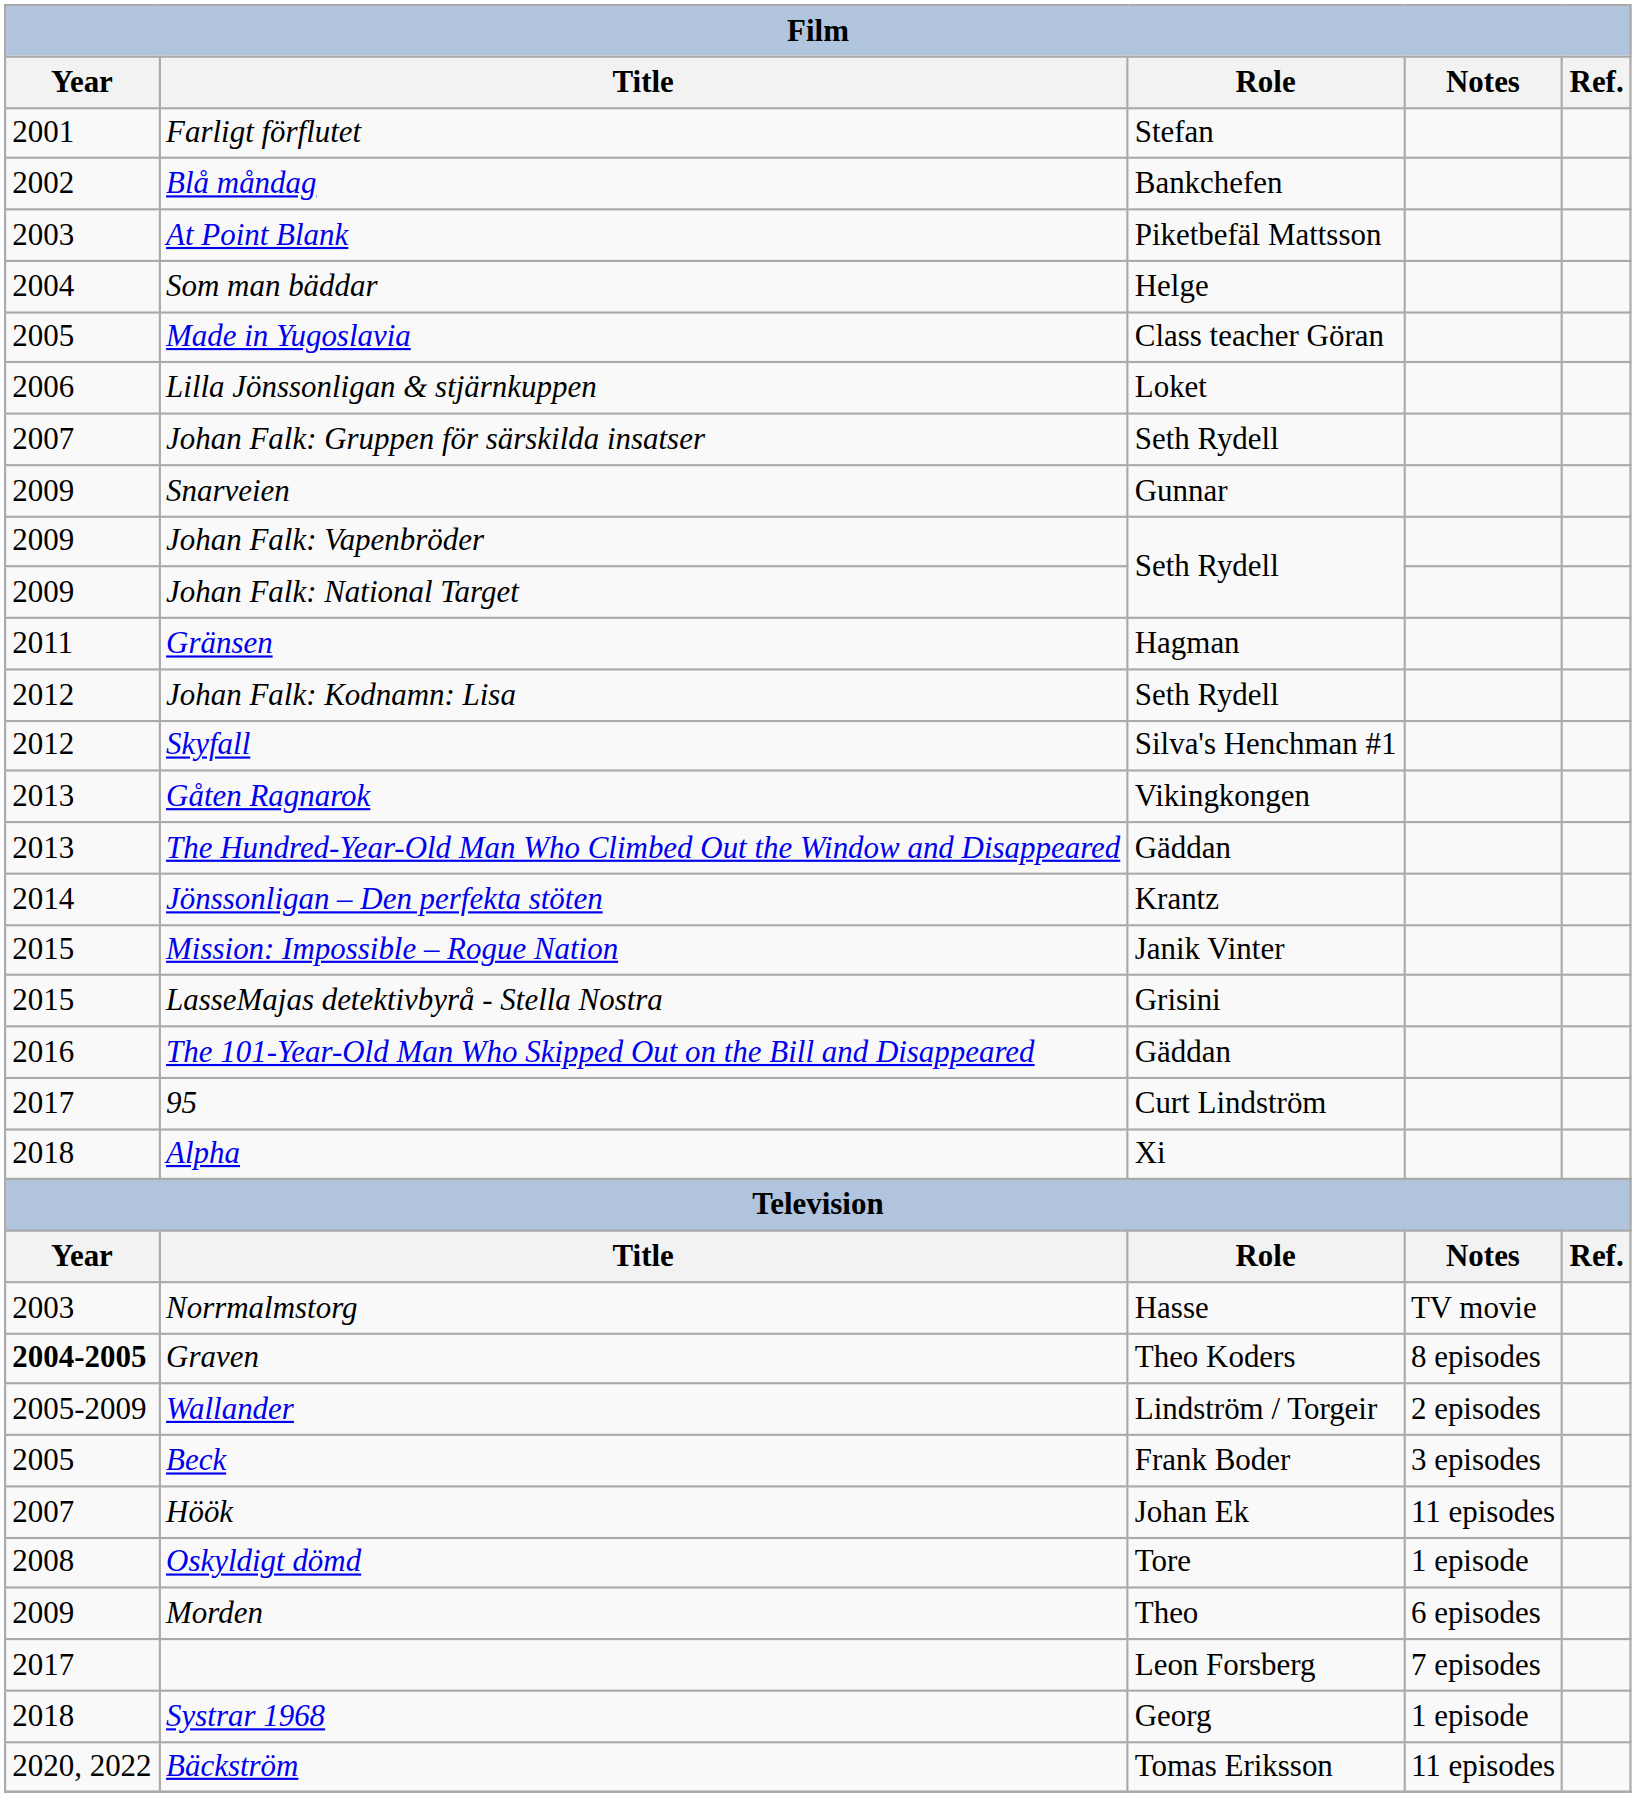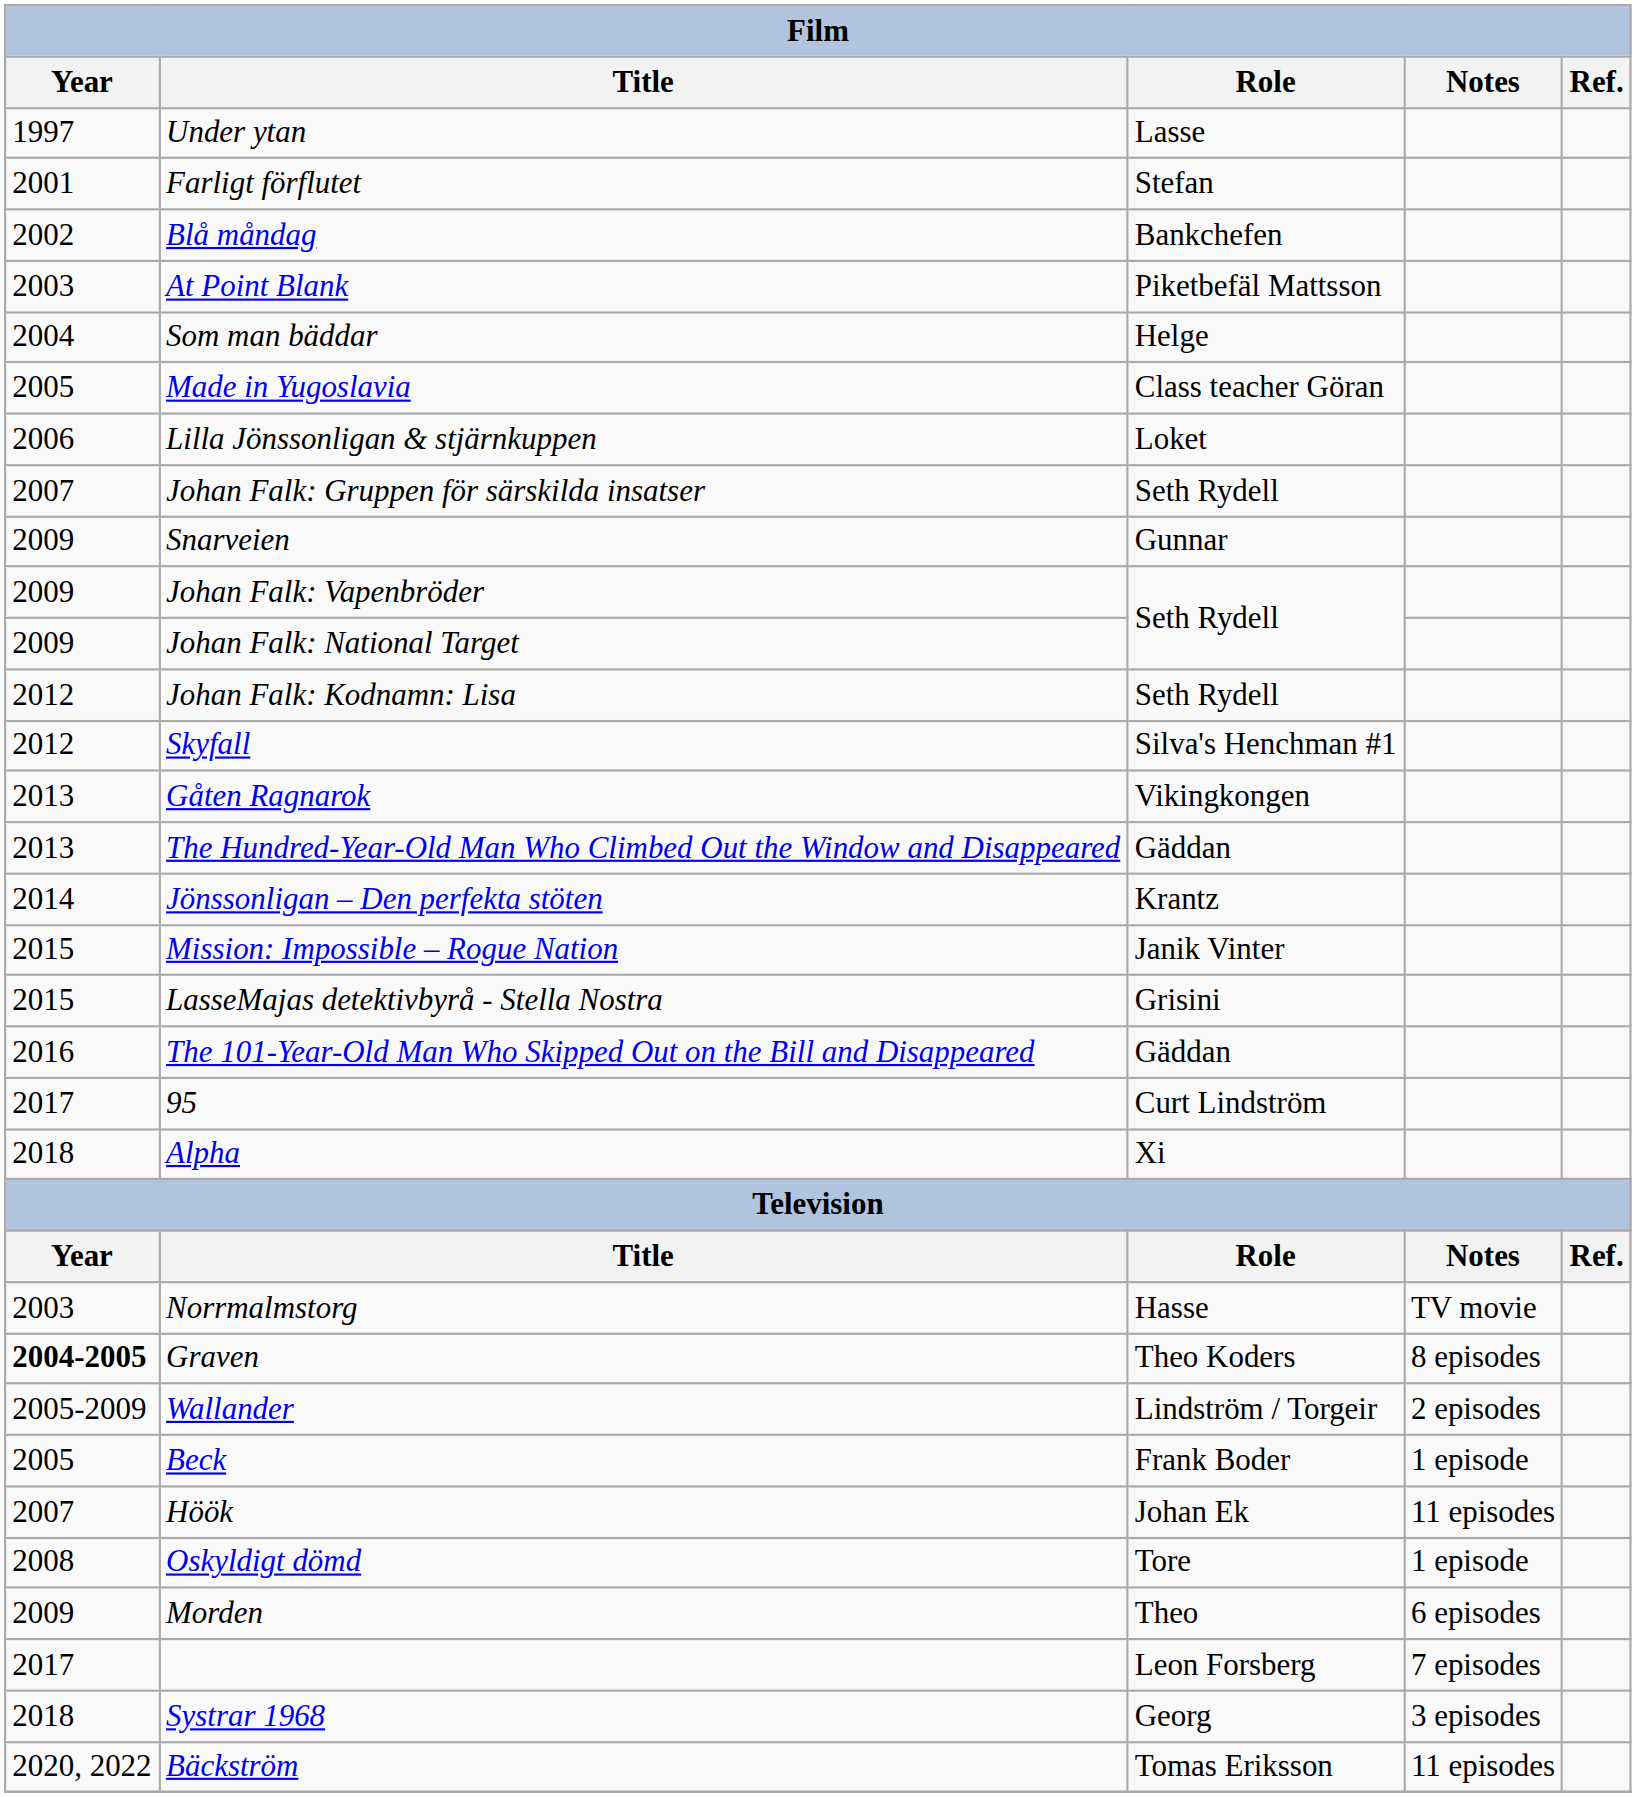+ row: (236, 132)
- row: (219, 643)
(1476, 1460) 3 episodes -> (1470, 1460) 1 episode
(1470, 1715) 1 episode -> (1476, 1715) 3 episodes
